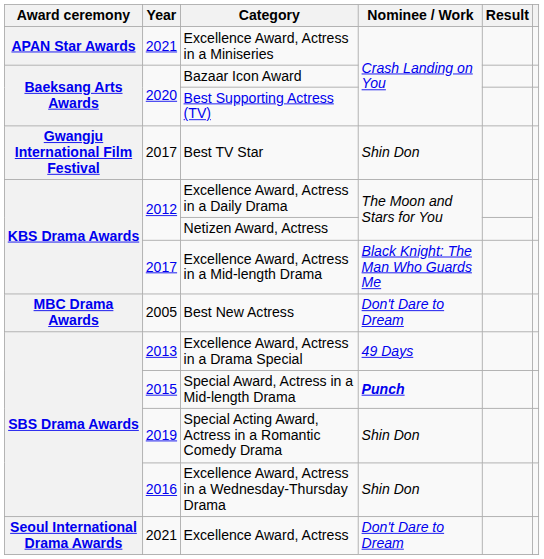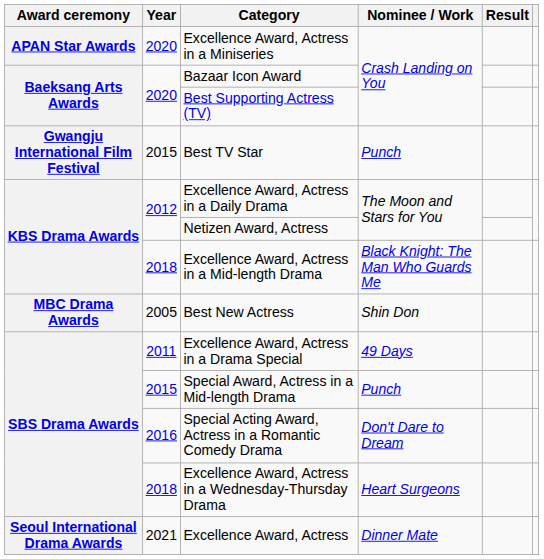(161, 45) 2021 -> (161, 45) 2020
(161, 152) 2017 -> (161, 152) 2015
(391, 152) Shin Don -> (381, 152) Punch
(161, 267) 2017 -> (161, 267) 2018
(403, 313) Don't Dare to Dream -> (390, 313) Shin Don
(161, 351) 2013 -> (161, 351) 2011
(383, 389) bold -> (381, 389) normal
(161, 435) 2019 -> (161, 435) 2016
(391, 435) Shin Don -> (402, 435) Don't Dare to Dream
(161, 489) 2016 -> (161, 489) 2018
(391, 489) Shin Don -> (411, 489) Heart Surgeons
(403, 535) Don't Dare to Dream -> (400, 535) Dinner Mate
